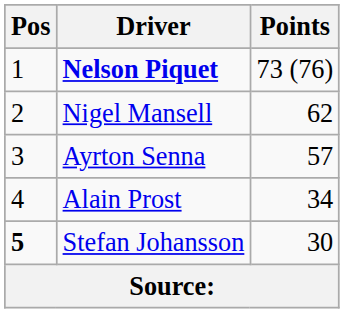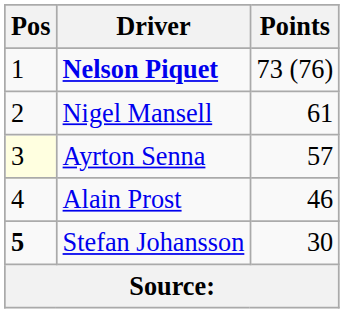(320, 113) 62 -> (320, 113) 61
(18, 156) no background -> (18, 156) lightyellow background
(320, 199) 34 -> (320, 199) 46
